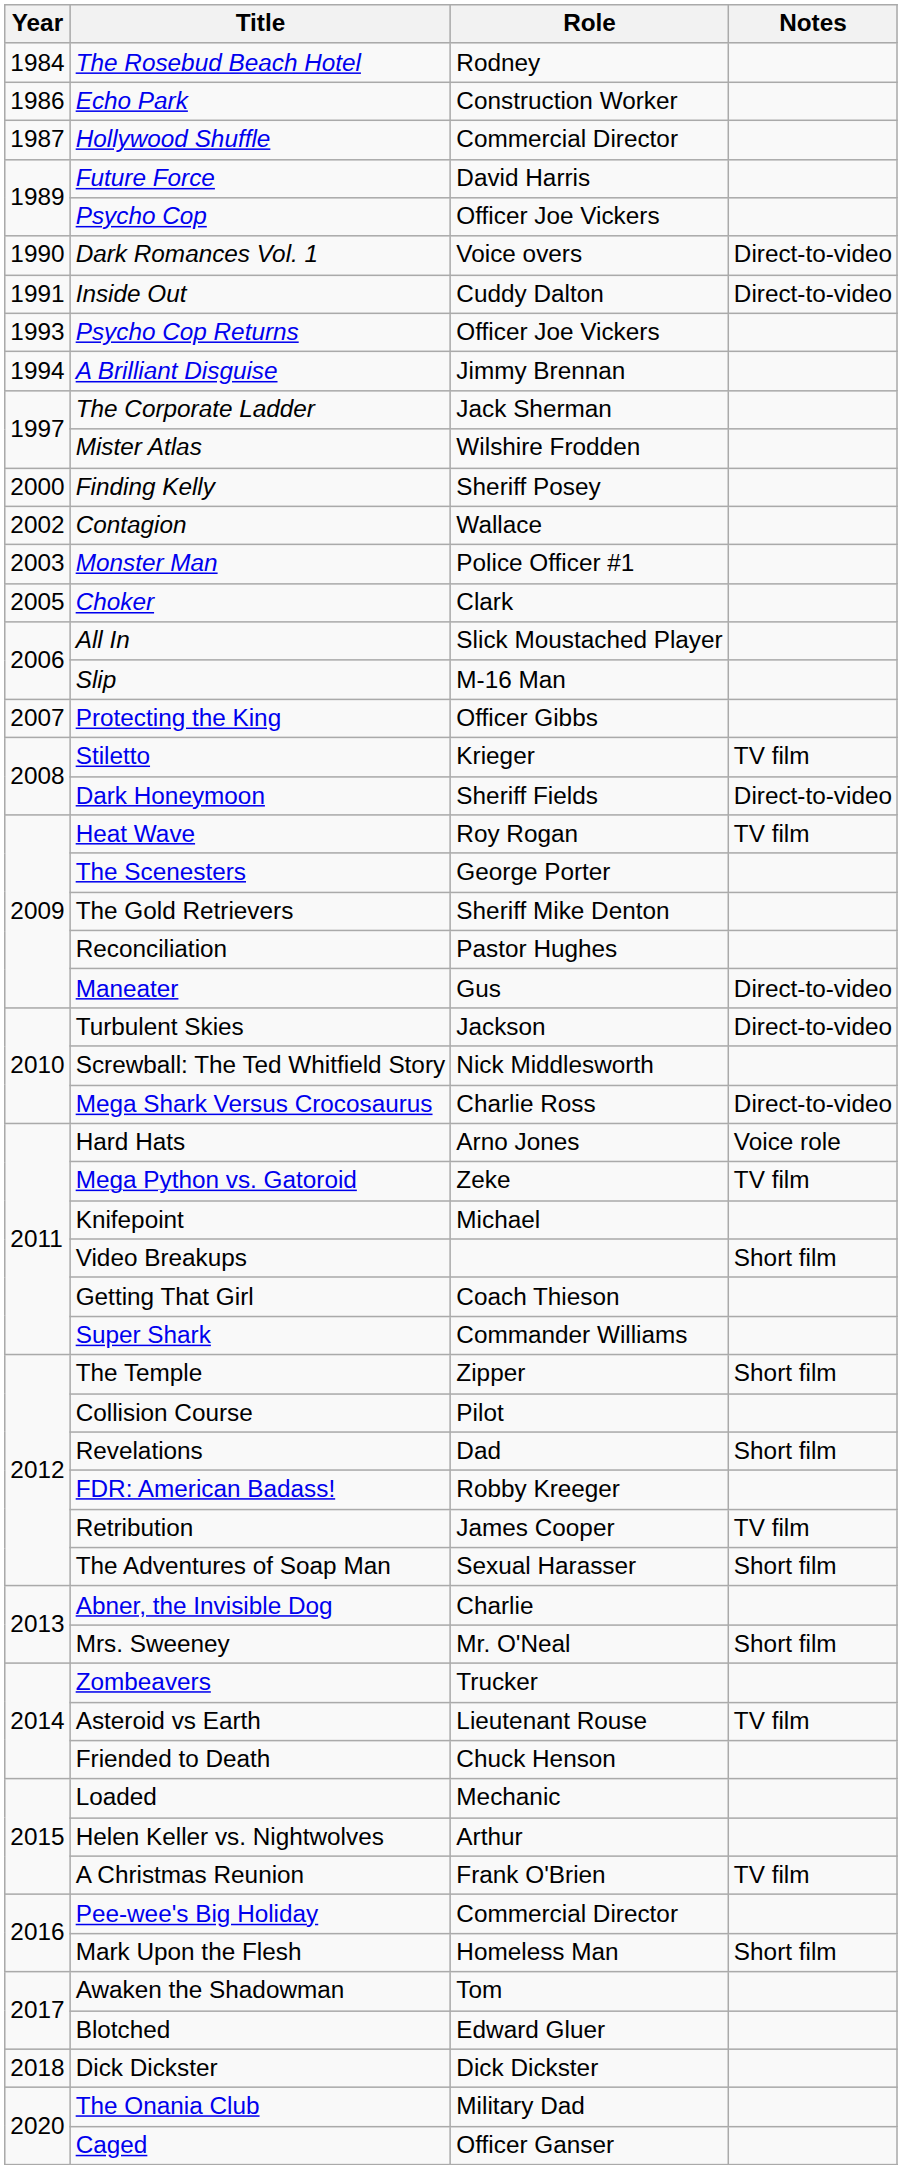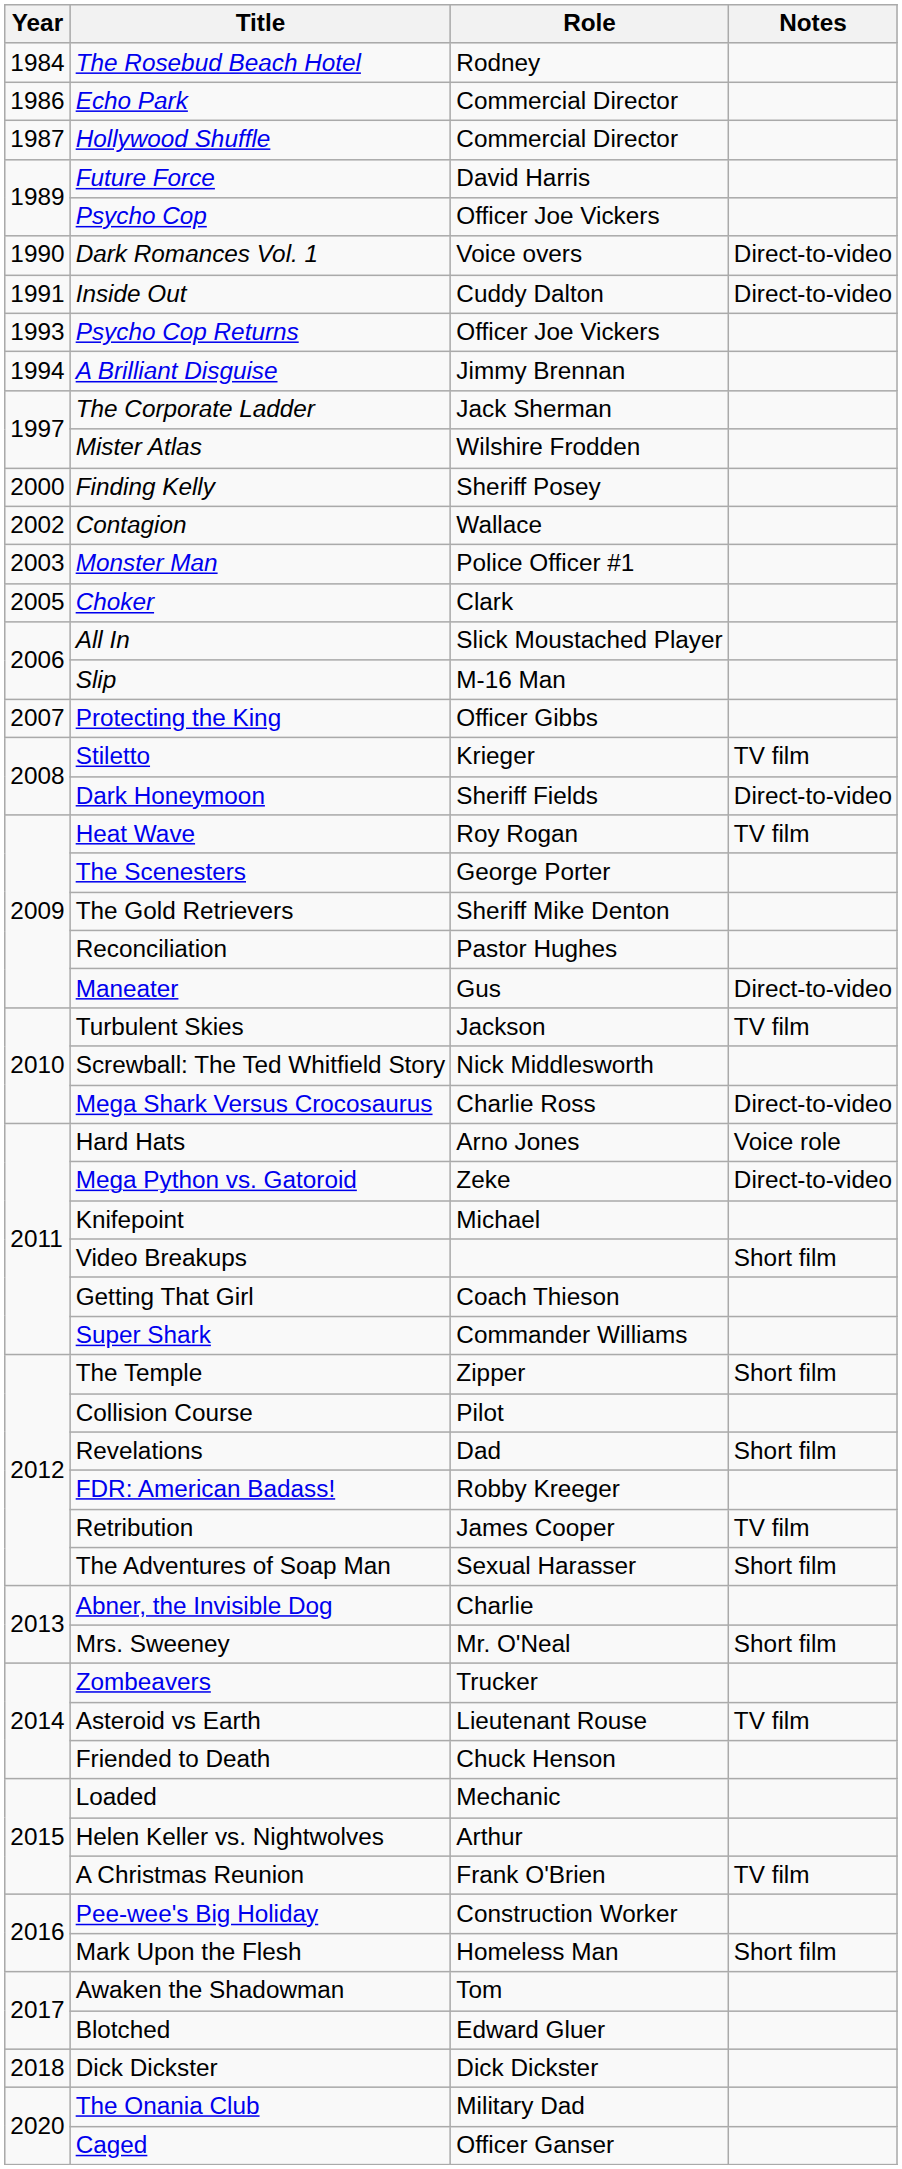(567, 100) Construction Worker -> (567, 100) Commercial Director
(813, 1026) Direct-to-video -> (772, 1026) TV film
(772, 1180) TV film -> (813, 1180) Direct-to-video
(567, 1913) Commercial Director -> (567, 1913) Construction Worker
